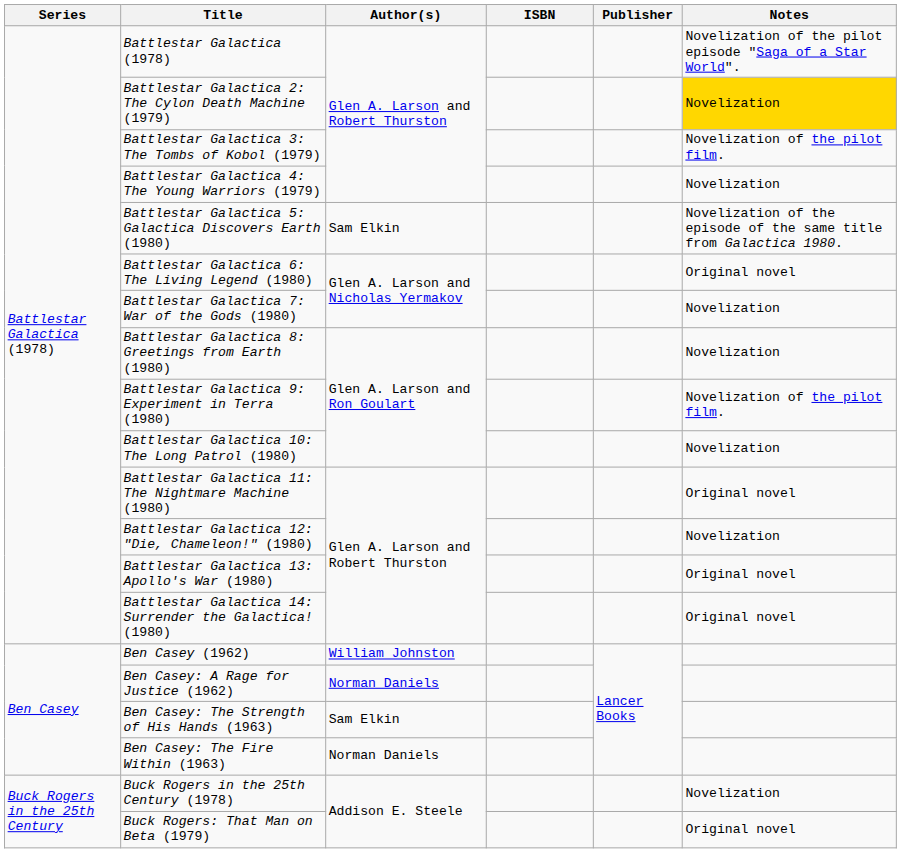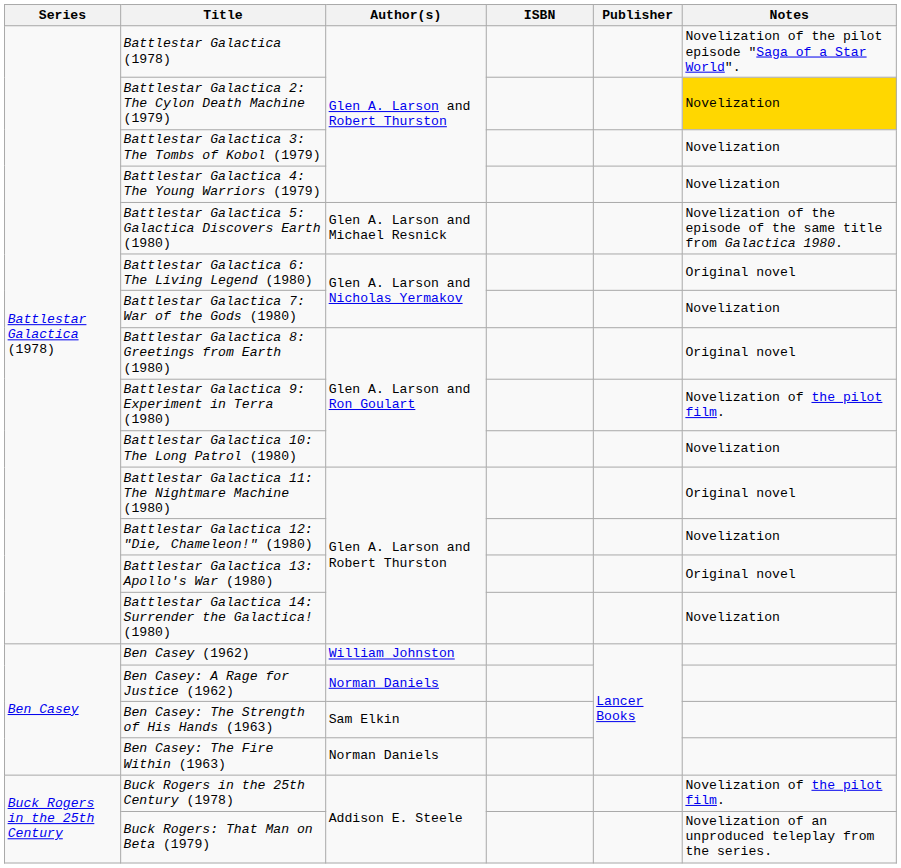(784, 148) Novelization of the pilot film. -> (733, 148) Novelization
(364, 228) Sam Elkin -> (400, 228) Glen A. Larson and Michael Resnick
(733, 353) Novelization -> (741, 353) Original novel
(741, 618) Original novel -> (733, 618) Novelization
(733, 793) Novelization -> (784, 793) Novelization of the pilot film.
(741, 830) Original novel -> (780, 837) Novelization of an unproduced teleplay from the series.
